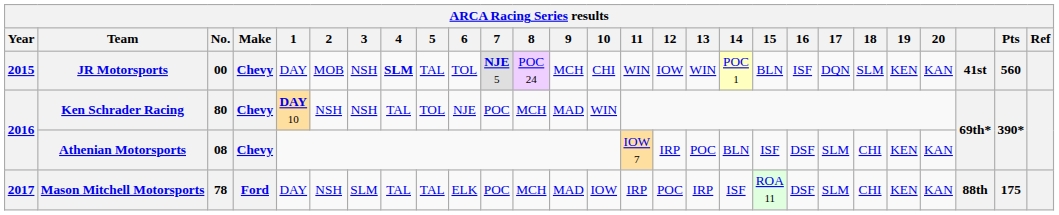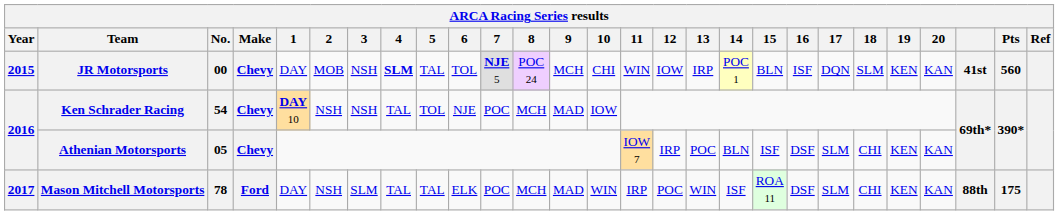(703, 70) WIN -> (703, 70) IRP
(221, 110) 80 -> (221, 110) 54
(604, 110) WIN -> (604, 110) IOW
(221, 149) 08 -> (221, 149) 05
(604, 189) IOW -> (604, 189) WIN
(703, 189) IRP -> (703, 189) WIN
